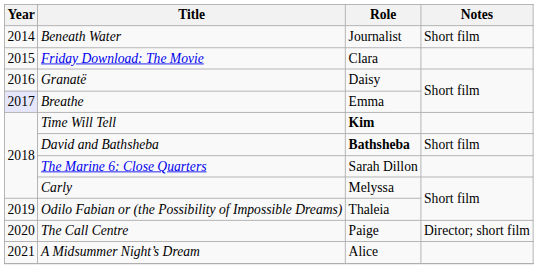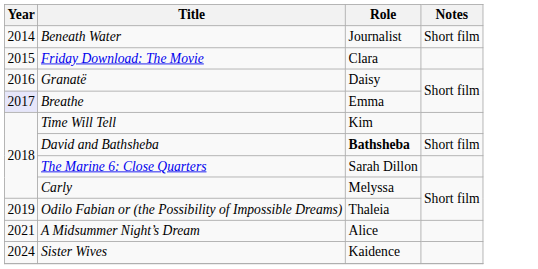(361, 123) bold -> (361, 123) normal
- row: (85, 230)
+ row: (74, 252)
